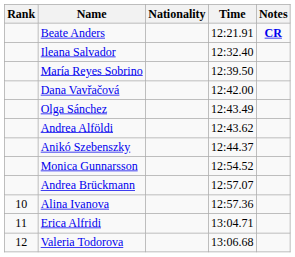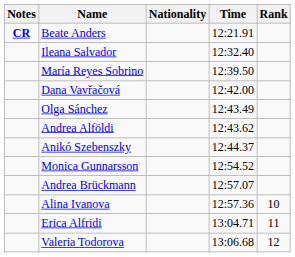columns swapped: (21, 14) <-> (273, 14)
